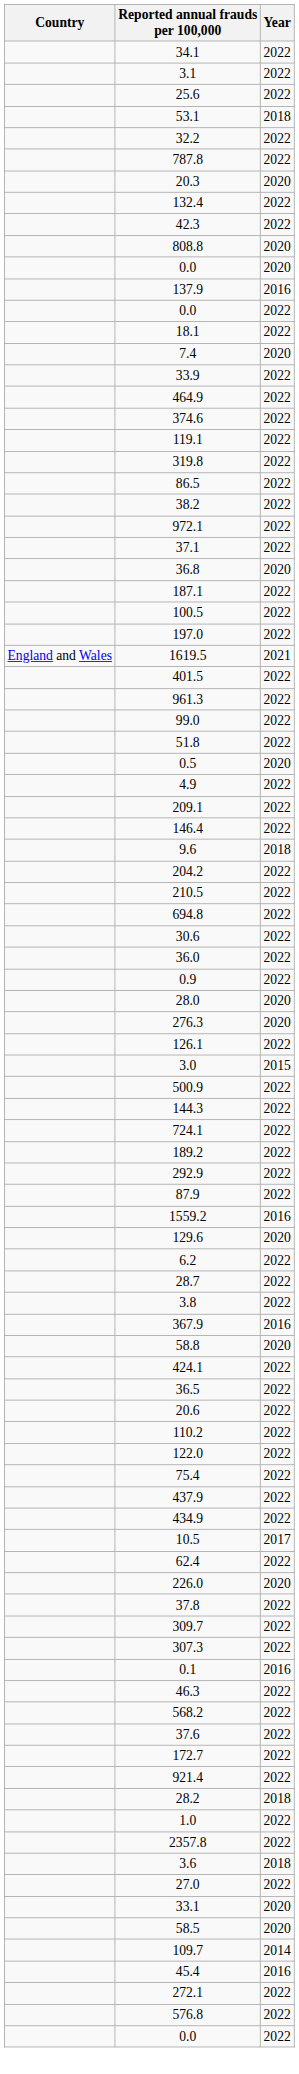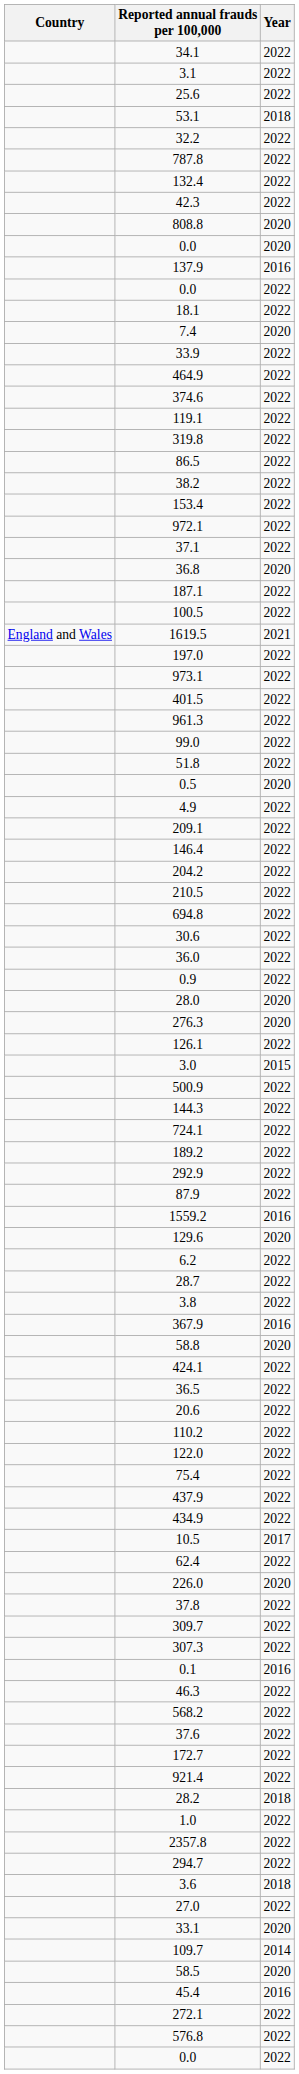- row: (188, 181)
+ row: (188, 505)
rows swapped: (188, 656) <-> (188, 634)
+ row: (188, 677)
- row: (188, 850)
+ row: (188, 1863)
rows swapped: (188, 1950) <-> (188, 1928)
